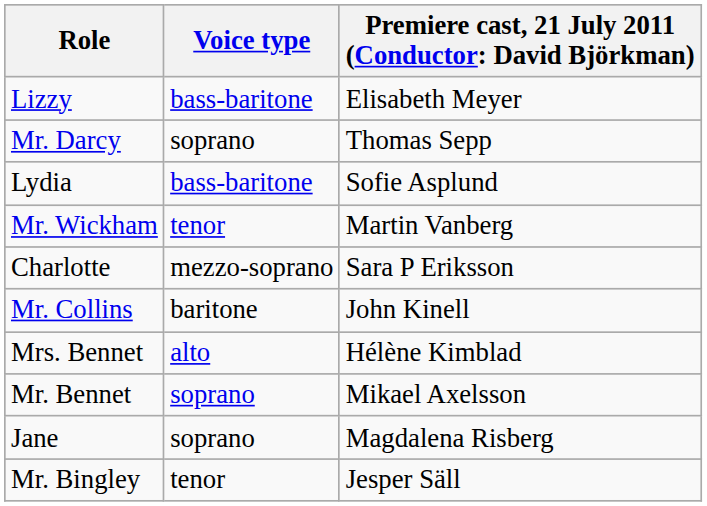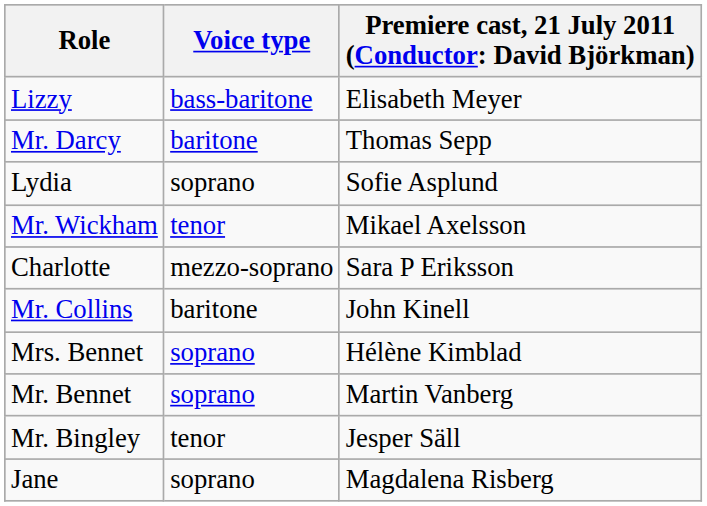(212, 140) soprano -> (214, 140) baritone
(241, 182) bass-baritone -> (212, 182) soprano
(429, 225) Martin Vanberg -> (436, 225) Mikael Axelsson
(190, 352) alto -> (212, 352) soprano
(436, 394) Mikael Axelsson -> (429, 394) Martin Vanberg
rows swapped: (35, 437) <-> (76, 479)
